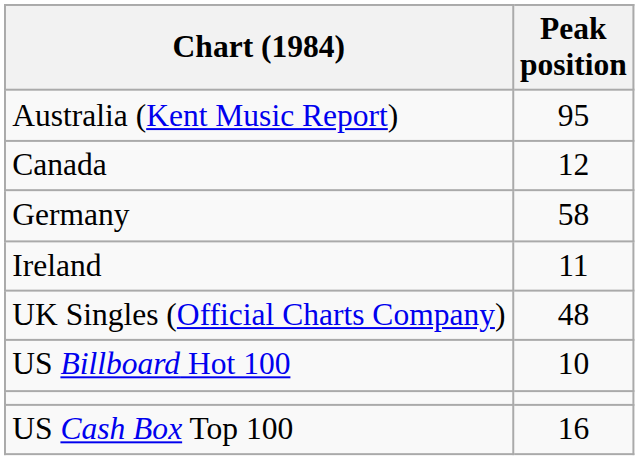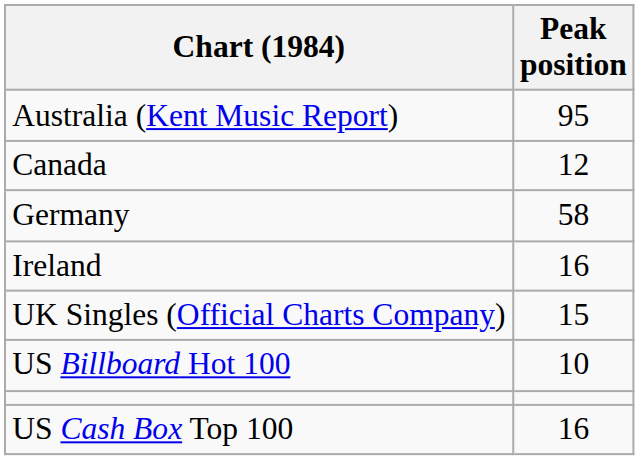(573, 264) 11 -> (573, 264) 16
(573, 314) 48 -> (573, 314) 15
